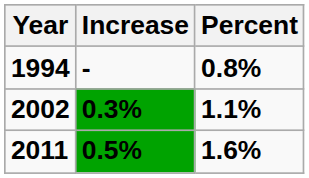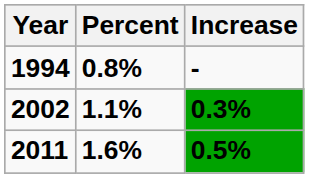columns swapped: (250, 25) <-> (135, 25)
